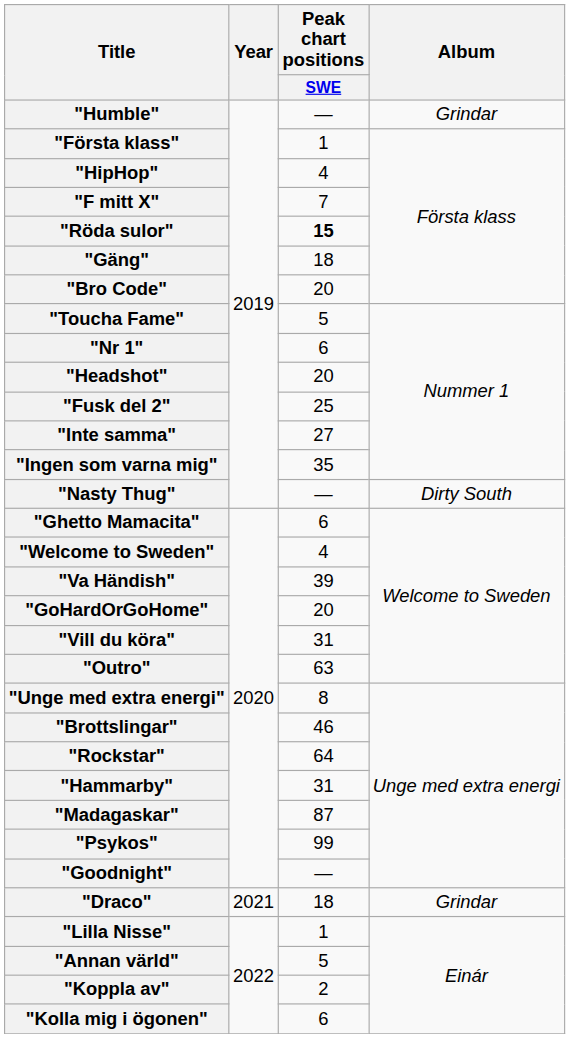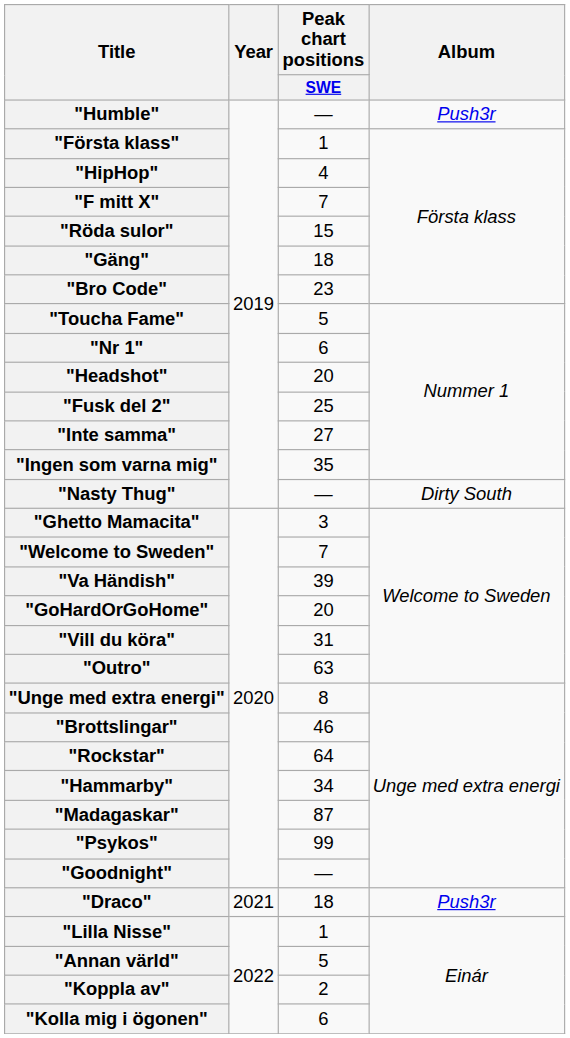(466, 114) Grindar -> (466, 114) Push3r
(323, 231) bold -> (323, 231) normal
(323, 289) 20 -> (323, 289) 23
(323, 522) 6 -> (323, 522) 3
(323, 552) 4 -> (323, 552) 7
(323, 785) 31 -> (323, 785) 34
(466, 902) Grindar -> (466, 902) Push3r
